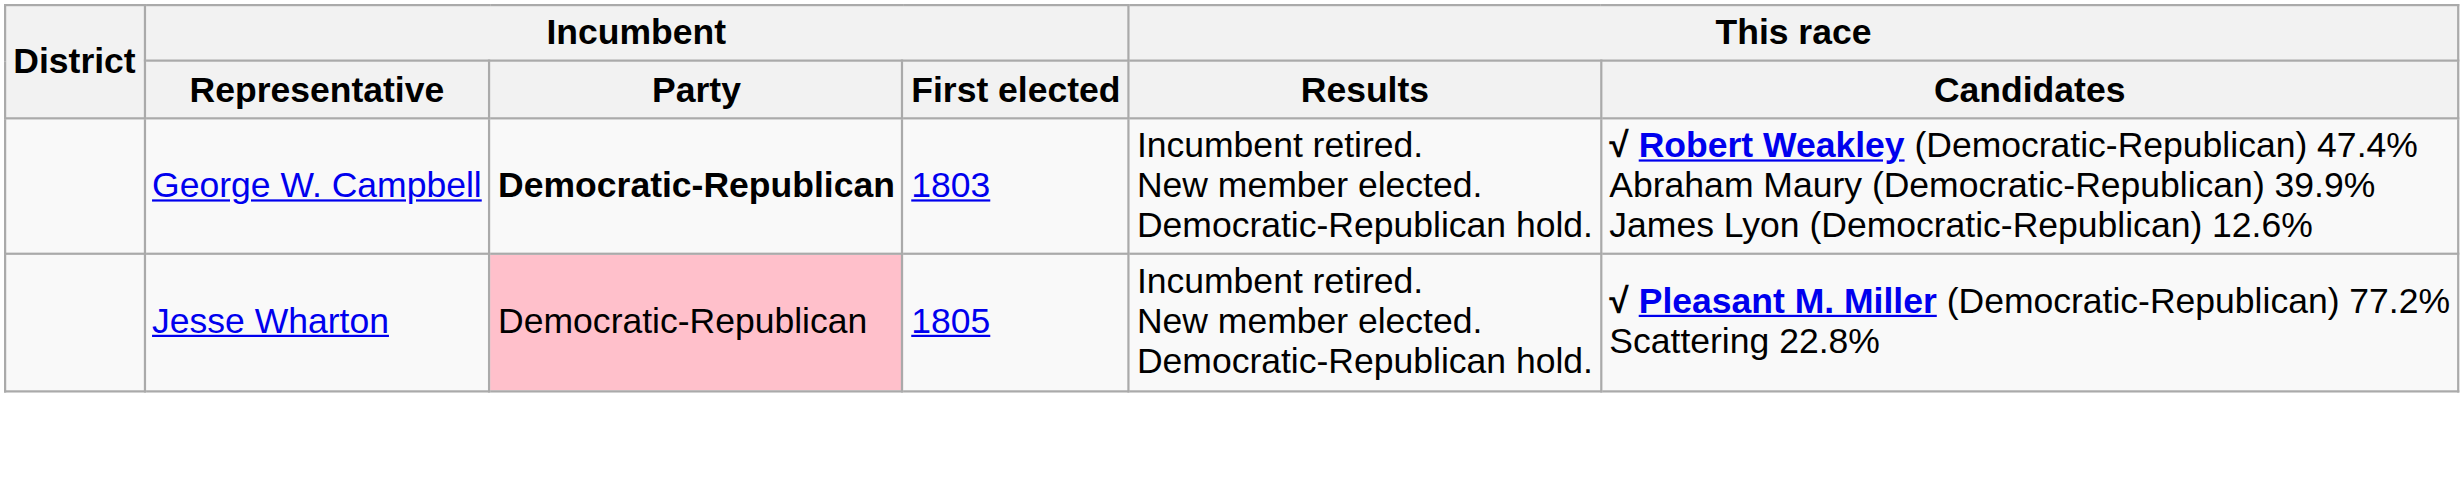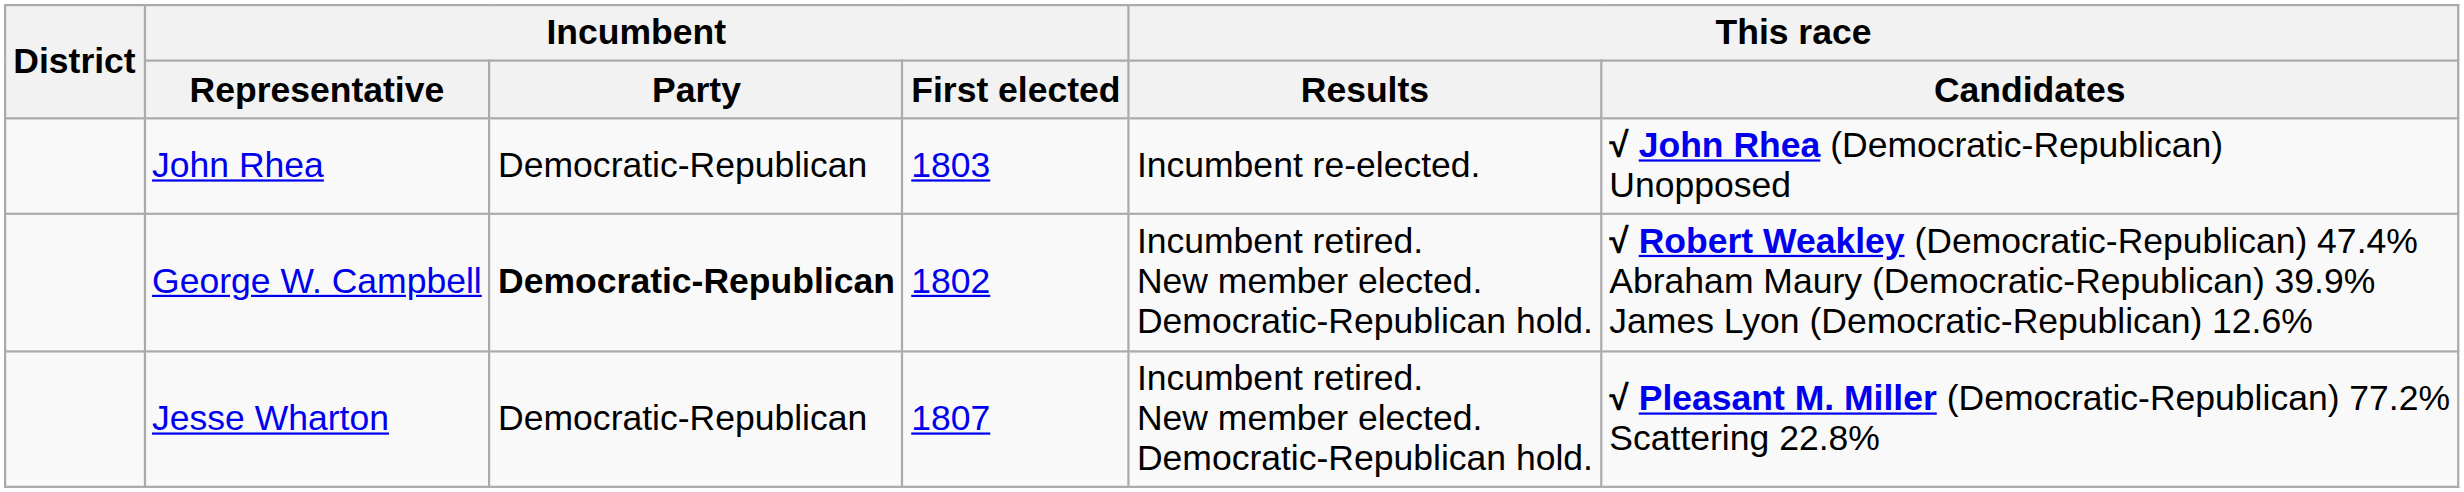+ row: (238, 165)
(951, 185) 1803 -> (951, 281) 1802
(683, 321) pink background -> (683, 417) no background
(951, 321) 1805 -> (951, 417) 1807
